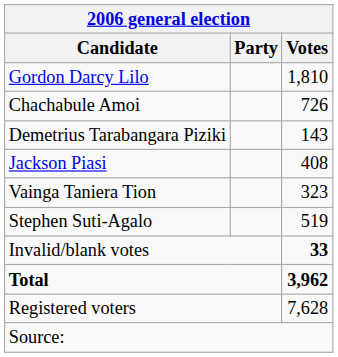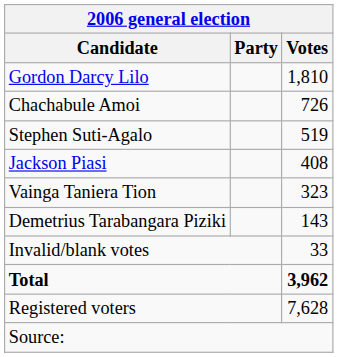rows swapped: (80, 221) <-> (117, 134)
(319, 250) bold -> (319, 250) normal
